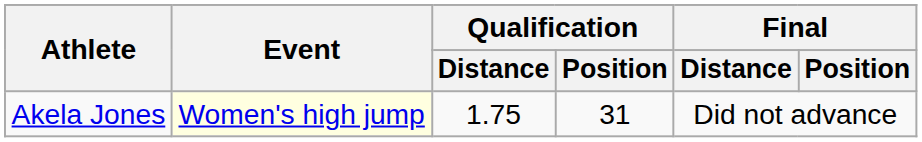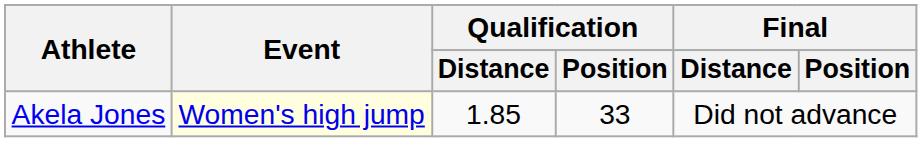(494, 114) 1.75 -> (494, 114) 1.85
(615, 114) 31 -> (615, 114) 33
